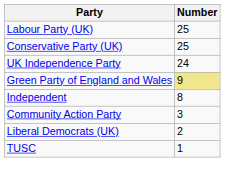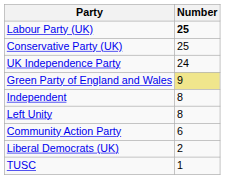(183, 30) normal -> (183, 30) bold
+ row: (29, 115)
(180, 115) 3 -> (180, 132) 6
